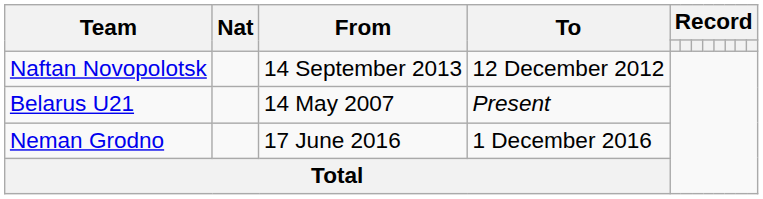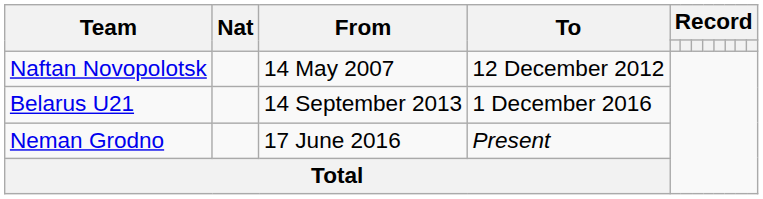(363, 68) 14 September 2013 -> (329, 68) 14 May 2007
(329, 104) 14 May 2007 -> (363, 104) 14 September 2013
(511, 104) Present -> (562, 104) 1 December 2016
(562, 140) 1 December 2016 -> (511, 140) Present
